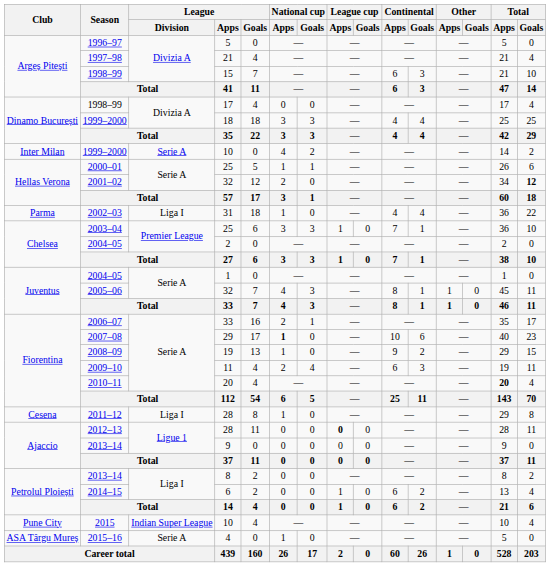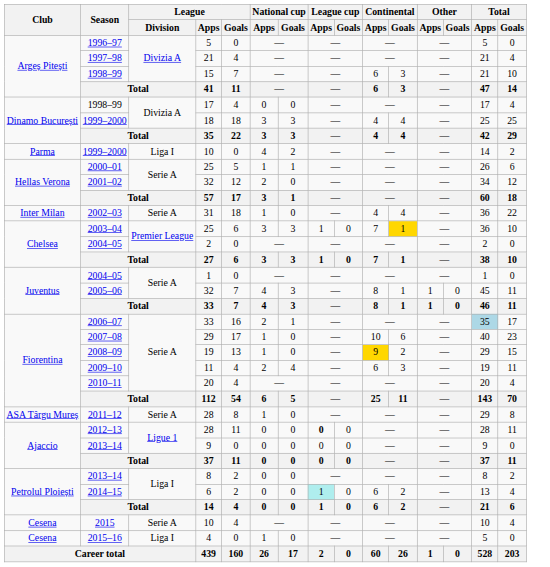(42, 151) Inter Milan -> (42, 151) Parma
(172, 151) Serie A -> (162, 151) Liga I
(531, 182) bold -> (512, 182) normal
(42, 213) Parma -> (42, 213) Inter Milan
(172, 213) Liga I -> (162, 213) Serie A
(422, 228) no background -> (403, 228) gold background
(504, 321) no background -> (485, 321) lightblue background
(283, 337) bold -> (264, 337) normal
(395, 352) no background -> (376, 352) gold background
(504, 383) bold -> (485, 383) normal
(42, 414) Cesena -> (42, 414) ASA Târgu Mureș
(172, 414) Liga I -> (162, 414) Serie A
(340, 492) no background -> (321, 492) paleturquoise background
(42, 523) Pune City -> (42, 523) Cesena
(172, 523) Indian Super League -> (162, 523) Serie A
(42, 538) ASA Târgu Mureș -> (42, 538) Cesena
(172, 538) Serie A -> (162, 538) Liga I
